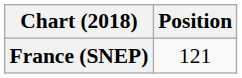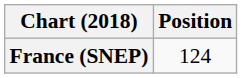(195, 55) 121 -> (195, 55) 124
